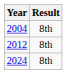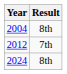(46, 45) 8th -> (46, 45) 7th
